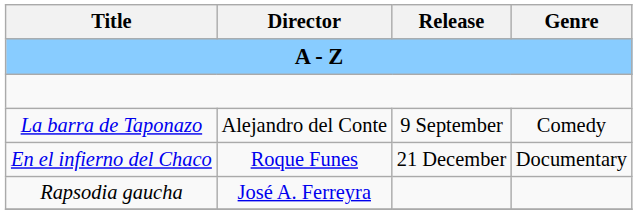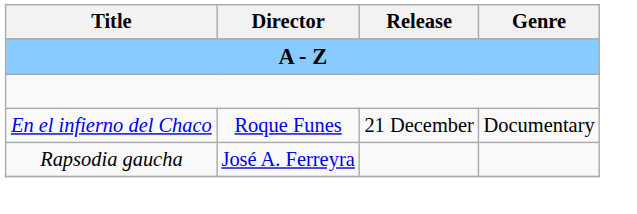- row: (111, 125)
